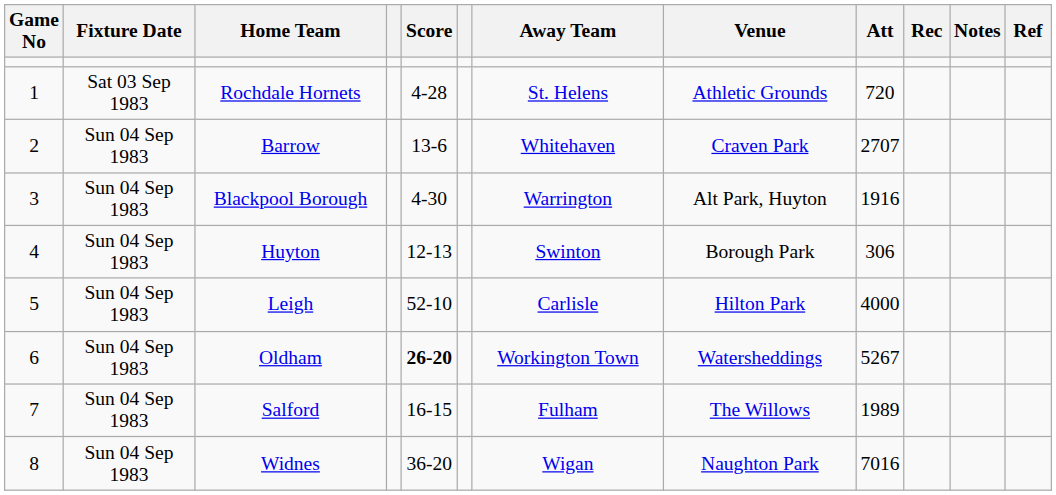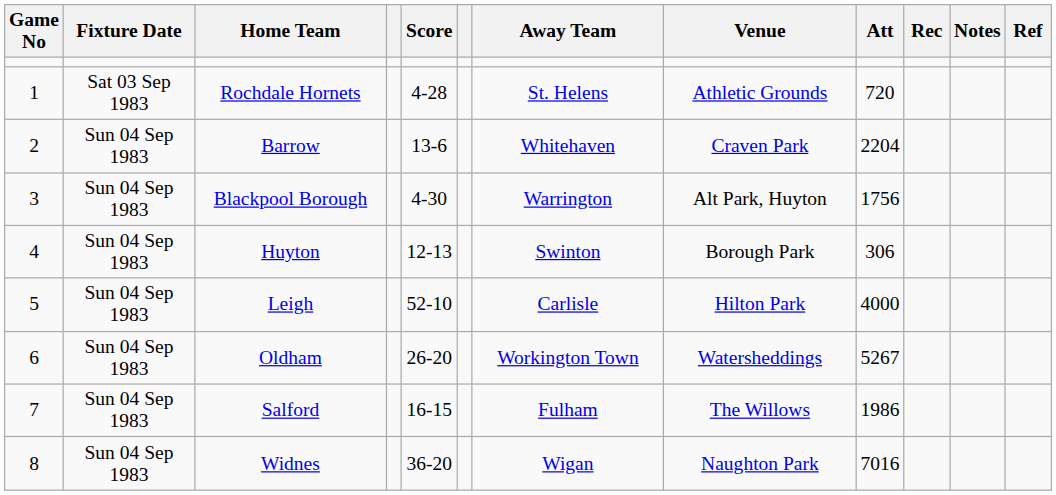(880, 145) 2707 -> (880, 145) 2204
(880, 198) 1916 -> (880, 198) 1756
(429, 357) bold -> (429, 357) normal
(880, 410) 1989 -> (880, 410) 1986
